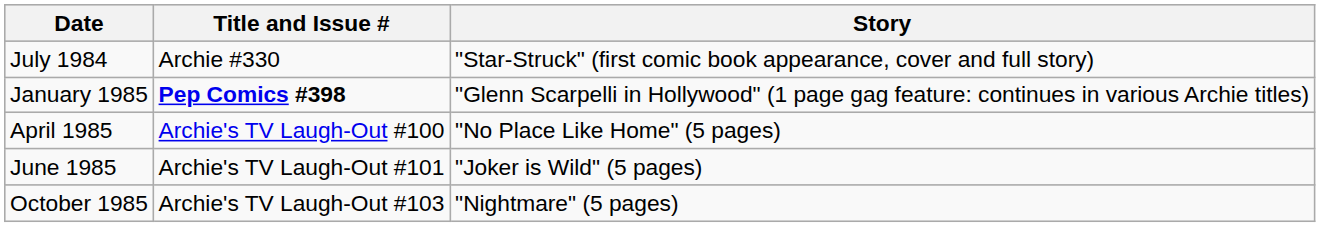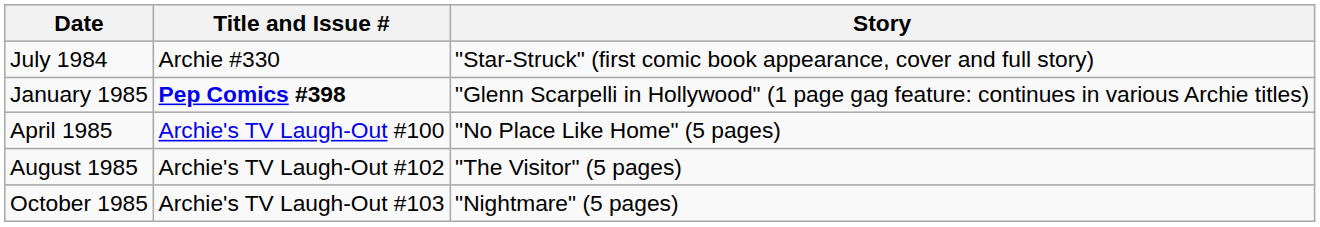- row: (63, 167)
+ row: (74, 167)
